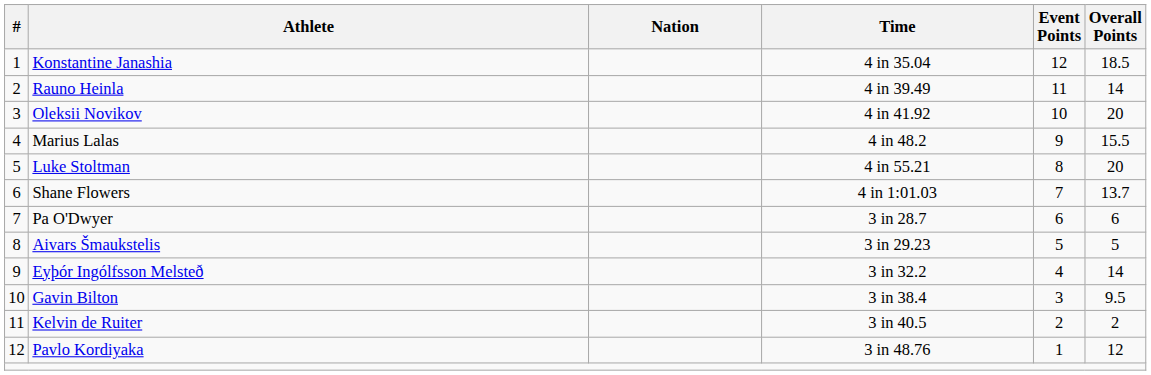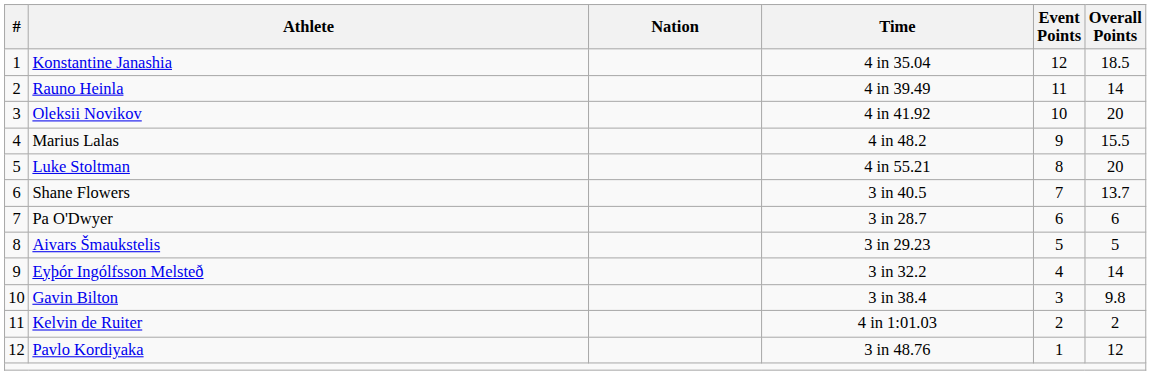(897, 192) 4 in 1:01.03 -> (897, 192) 3 in 40.5
(1115, 297) 9.5 -> (1115, 297) 9.8
(897, 323) 3 in 40.5 -> (897, 323) 4 in 1:01.03
